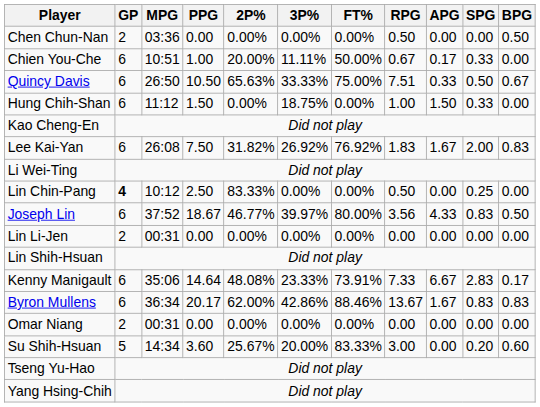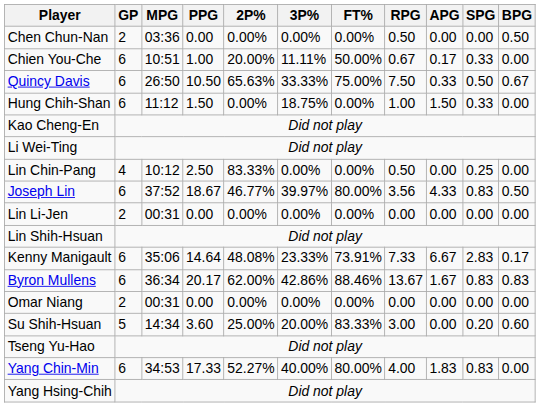(402, 81) 7.51 -> (402, 81) 7.50
- row: (45, 147)
(122, 192) bold -> (122, 170) normal
(251, 346) 25.67% -> (251, 324) 25.00%
+ row: (53, 368)
